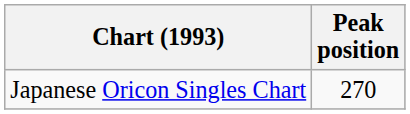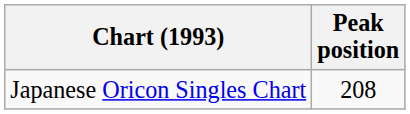(358, 89) 270 -> (358, 89) 208
